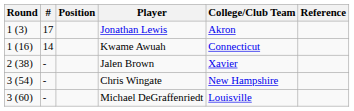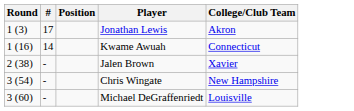- column: (323, 13)
